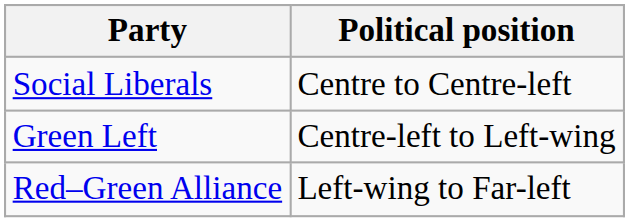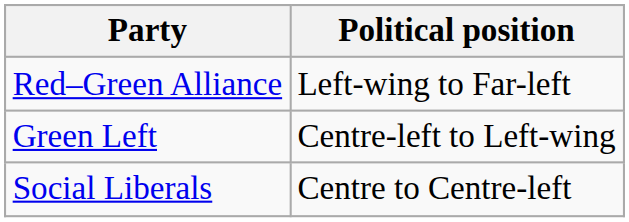rows swapped: (112, 83) <-> (147, 188)
